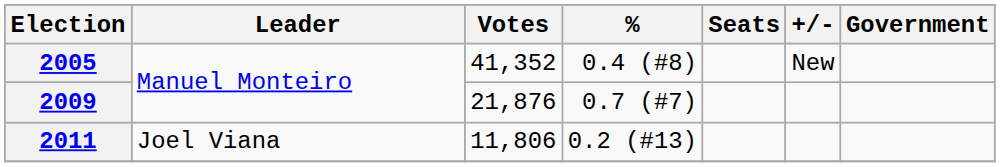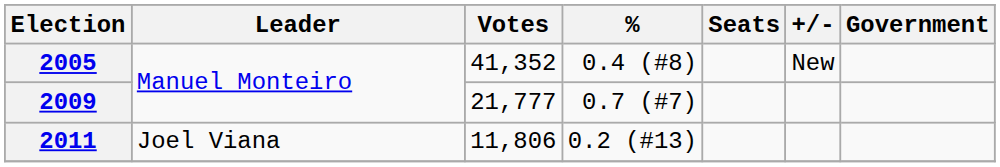(513, 102) 21,876 -> (513, 102) 21,777
